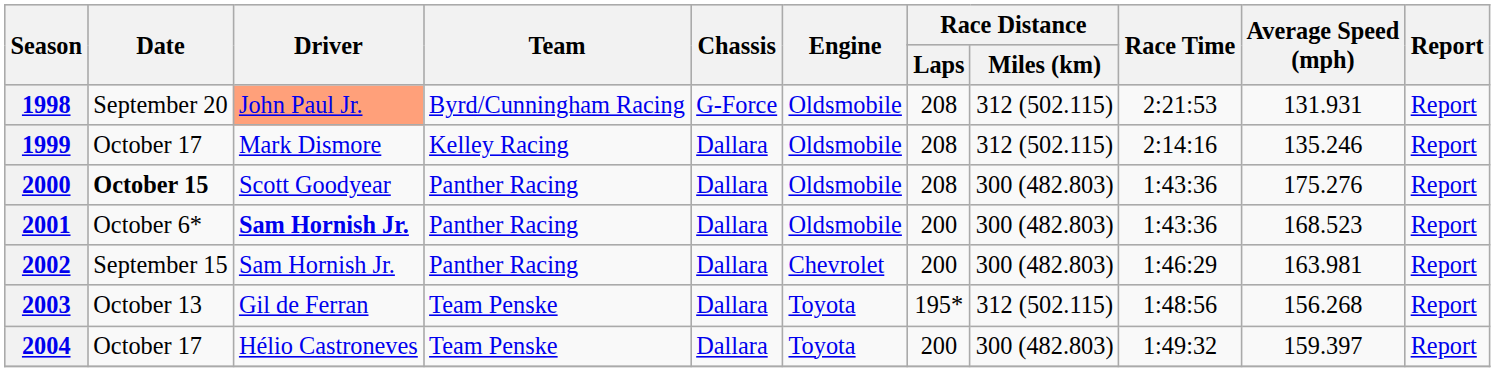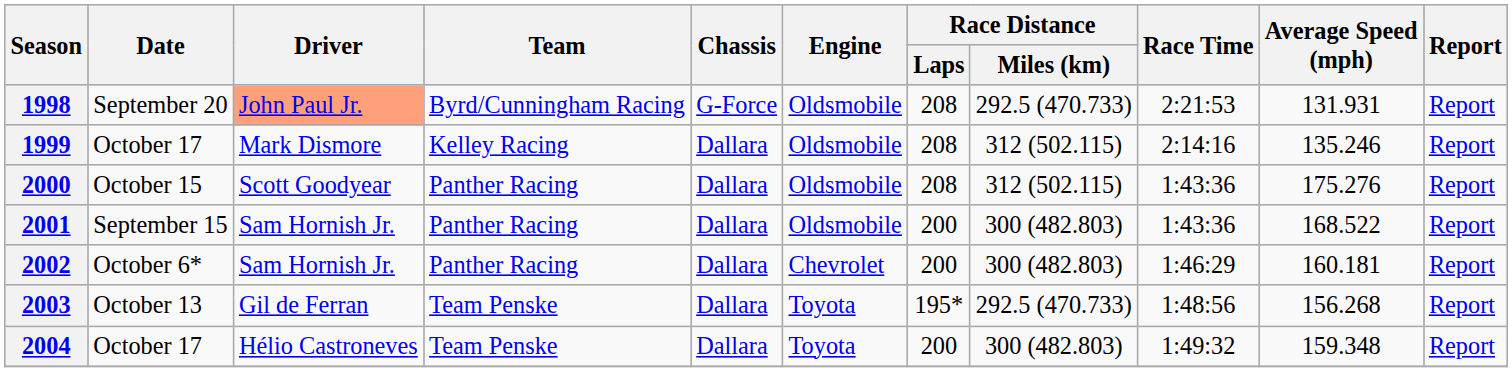(1045, 104) 312 (502.115) -> (1054, 104) 292.5 (470.733)
(151, 185) bold -> (148, 185) normal
(1045, 185) 300 (482.803) -> (1054, 185) 312 (502.115)
(148, 225) October 6* -> (160, 225) September 15
(324, 225) bold -> (317, 225) normal
(1323, 225) 168.523 -> (1341, 225) 168.522
(160, 265) September 15 -> (148, 265) October 6*
(1323, 265) 163.981 -> (1341, 265) 160.181
(1045, 305) 312 (502.115) -> (1054, 305) 292.5 (470.733)
(1323, 345) 159.397 -> (1341, 345) 159.348
